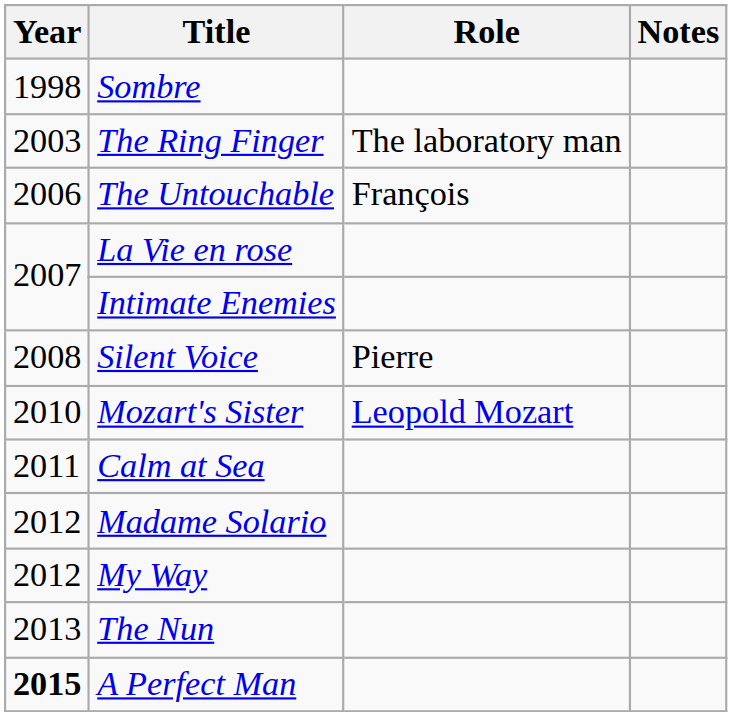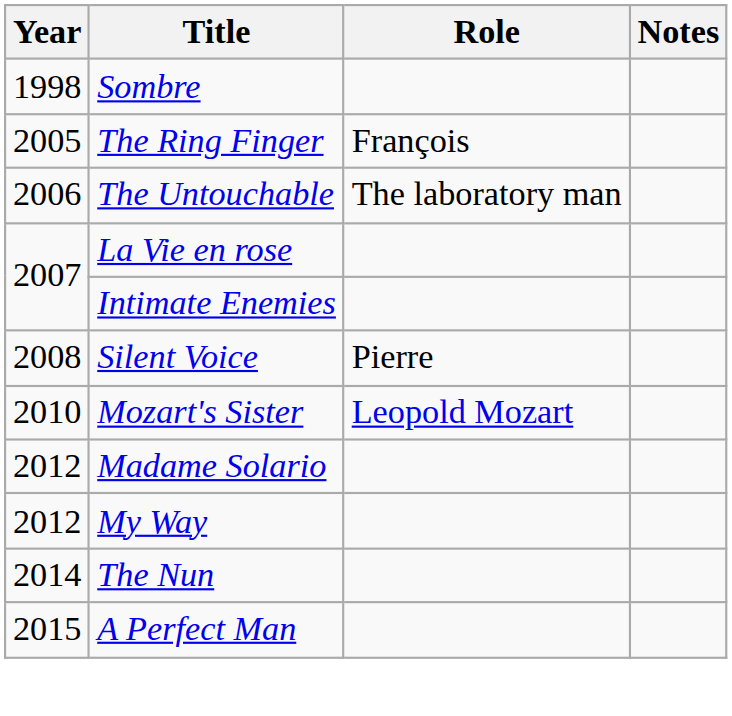(47, 140) 2003 -> (47, 140) 2005
(487, 140) The laboratory man -> (411, 140) François
(411, 194) François -> (487, 194) The laboratory man
- row: (181, 466)
(47, 628) 2013 -> (47, 574) 2014
(47, 683) bold -> (47, 628) normal
